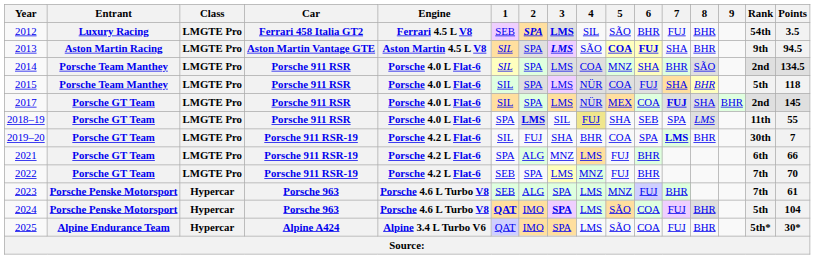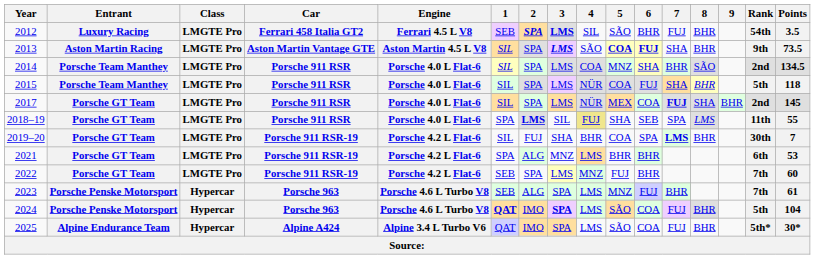(793, 49) 94.5 -> (793, 49) 73.5
(620, 156) FUJ -> (620, 156) BHR
(793, 156) 66 -> (793, 156) 53
(793, 174) 70 -> (793, 174) 60
